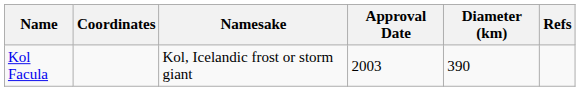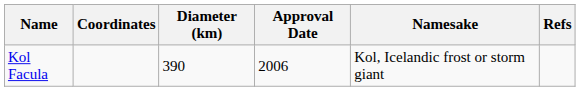columns swapped: (492, 24) <-> (253, 24)
(366, 65) 2003 -> (273, 65) 2006
